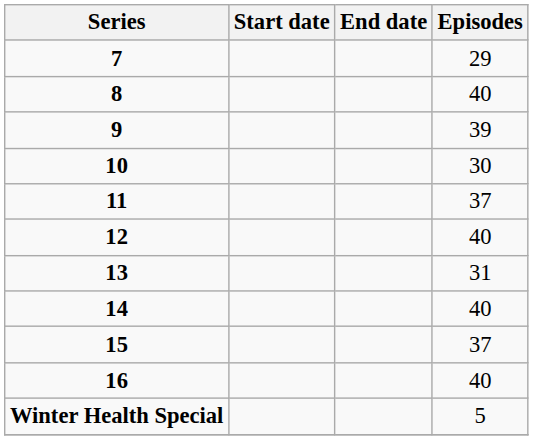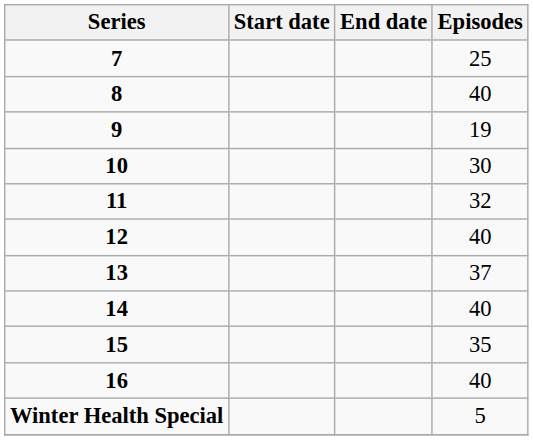(480, 58) 29 -> (480, 58) 25
(480, 129) 39 -> (480, 129) 19
(480, 201) 37 -> (480, 201) 32
(480, 272) 31 -> (480, 272) 37
(480, 344) 37 -> (480, 344) 35
